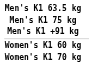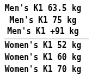+ row: (43, 46)
